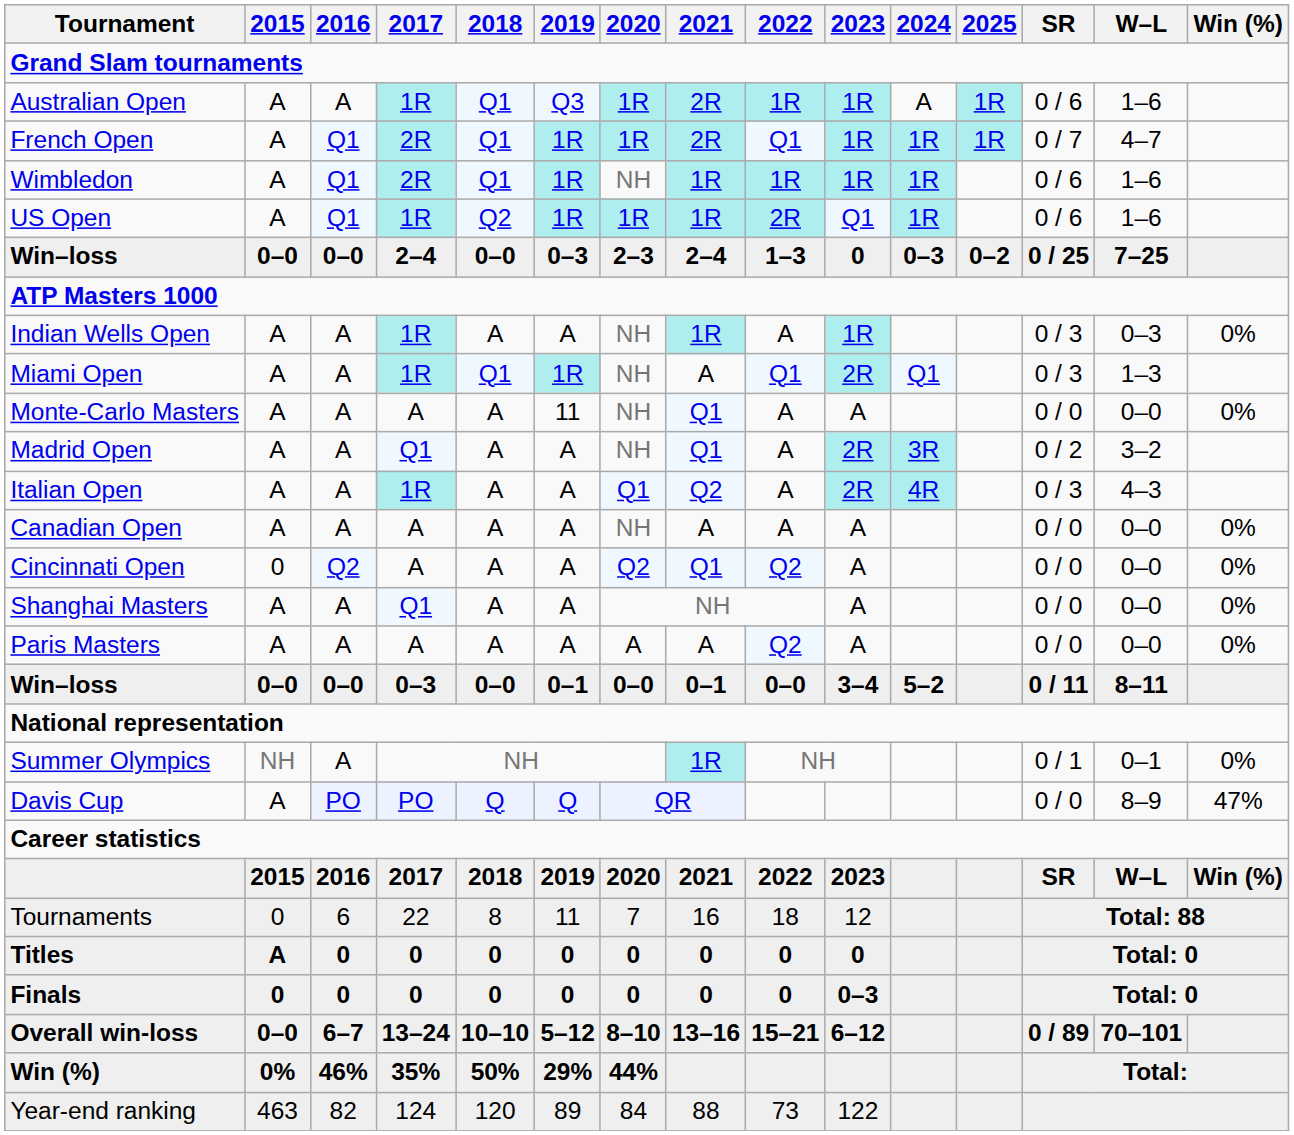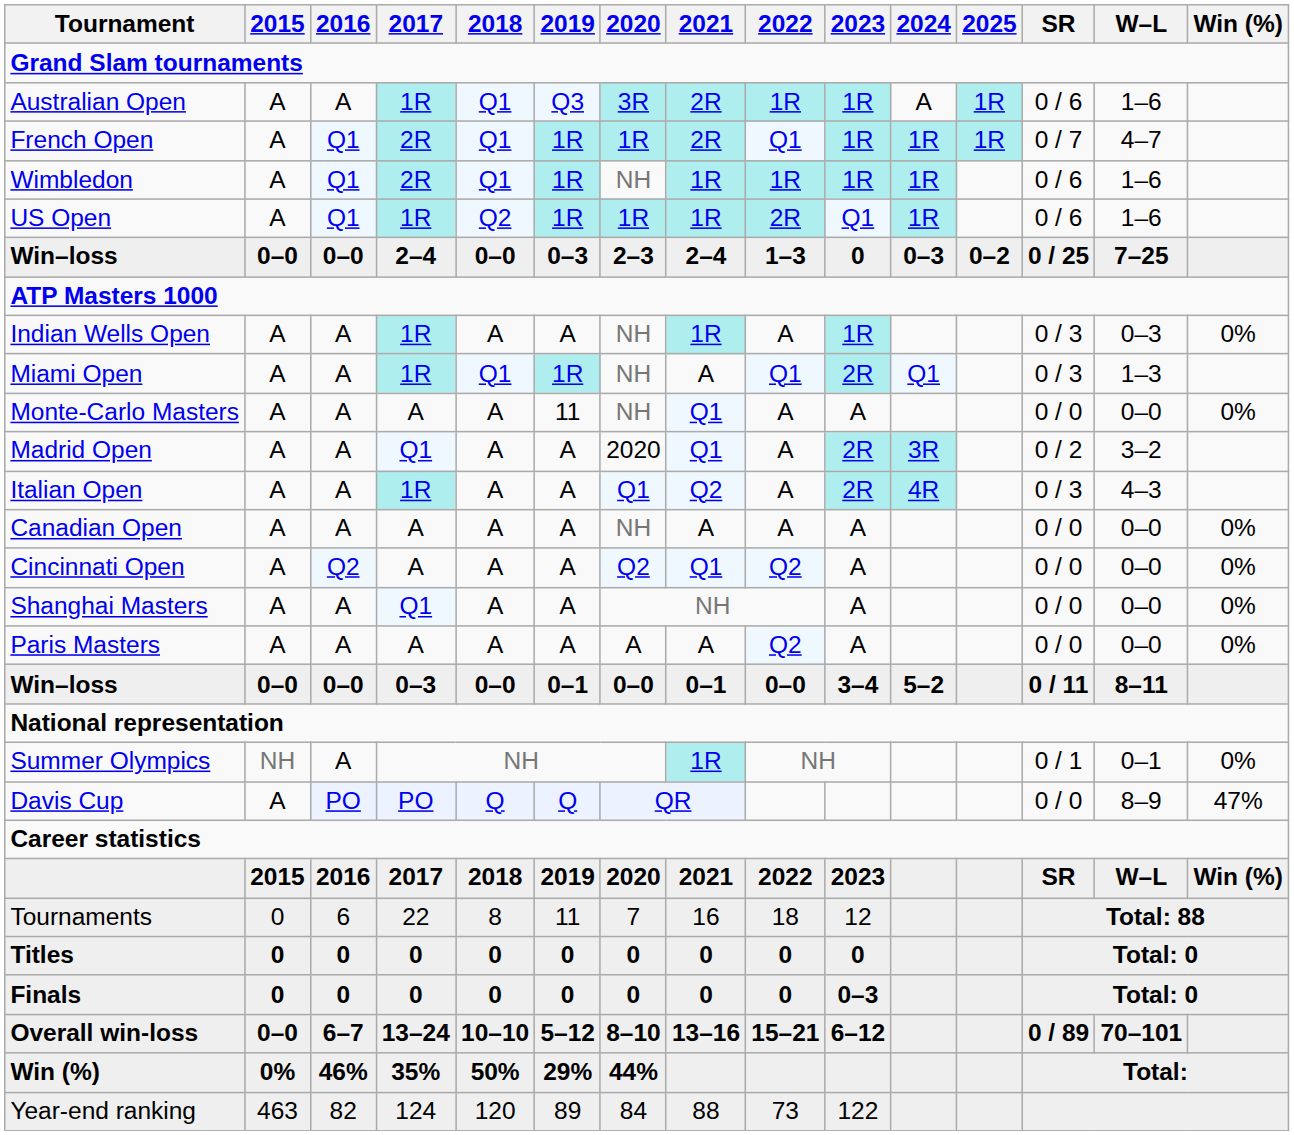(633, 101) 1R -> (633, 101) 3R
(633, 450) NH -> (633, 450) 2020
(277, 567) 0 -> (277, 567) A
(277, 955) A -> (277, 955) 0
